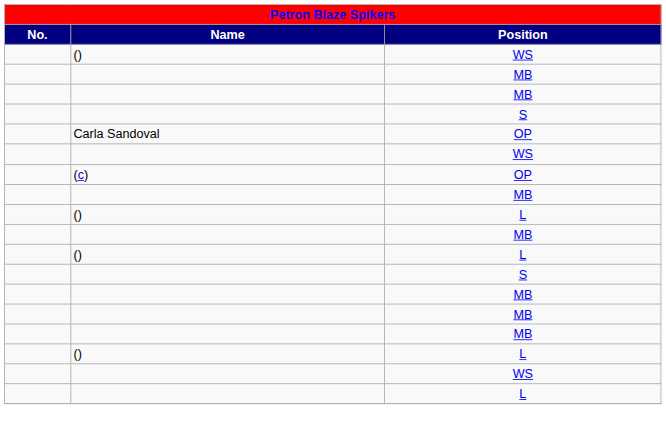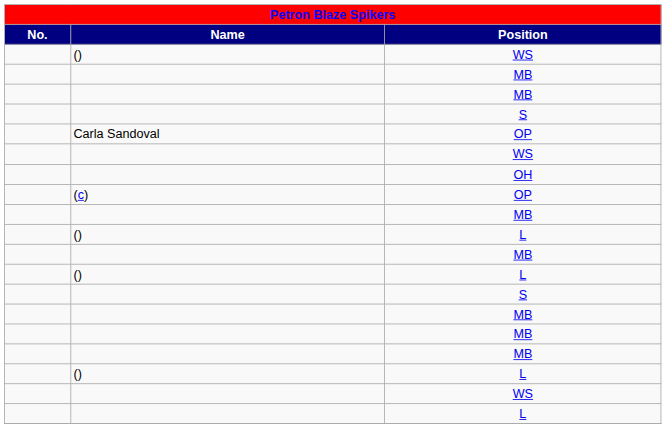+ row: (228, 174)
